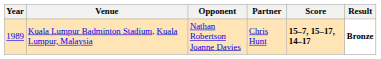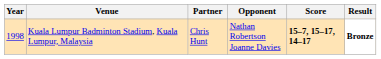columns swapped: (267, 12) <-> (217, 12)
(15, 36) 1989 -> (15, 36) 1998
